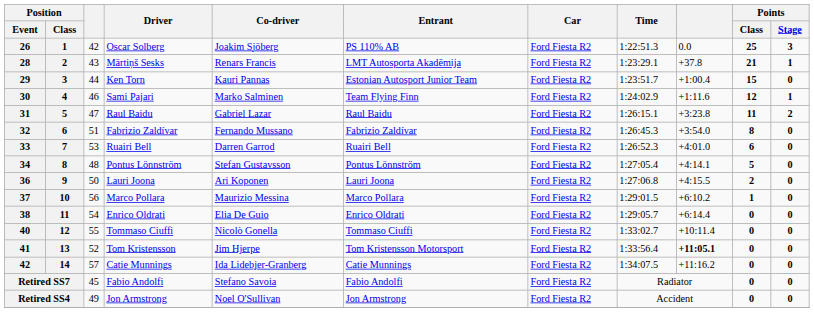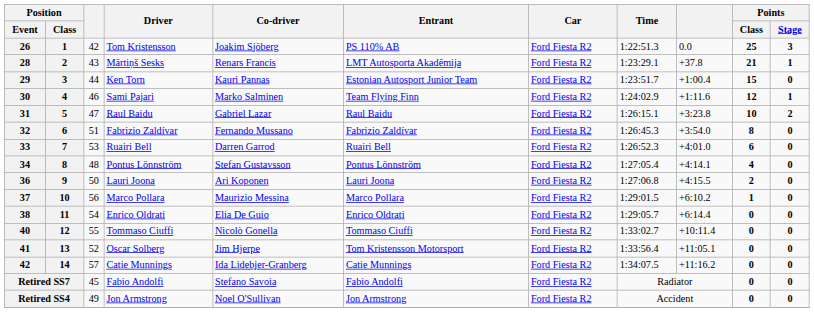(135, 46) Oscar Solberg -> (141, 46) Tom Kristensson
(751, 113) 11 -> (751, 113) 10
(751, 163) 5 -> (751, 163) 4
(141, 248) Tom Kristensson -> (135, 248) Oscar Solberg
(697, 248) bold -> (697, 248) normal
